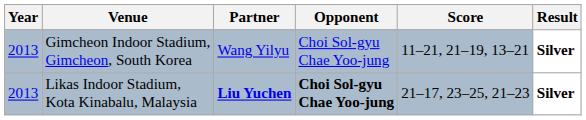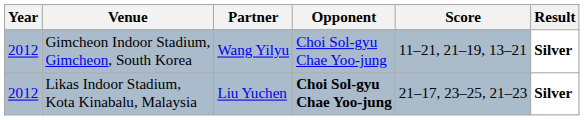(23, 51) 2013 -> (23, 51) 2012
(23, 94) 2013 -> (23, 94) 2012
(254, 94) bold -> (252, 94) normal
